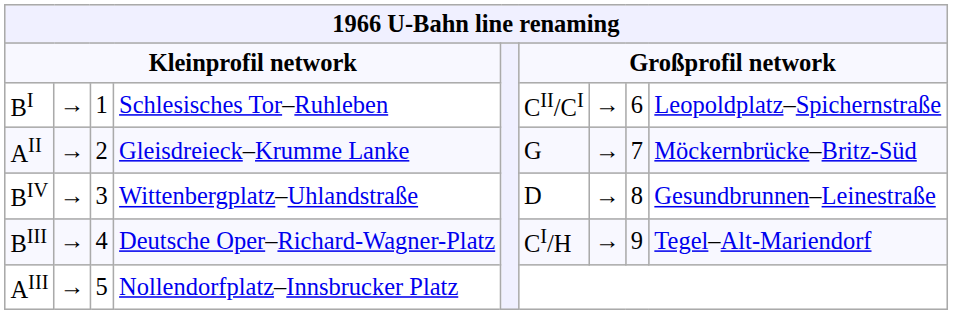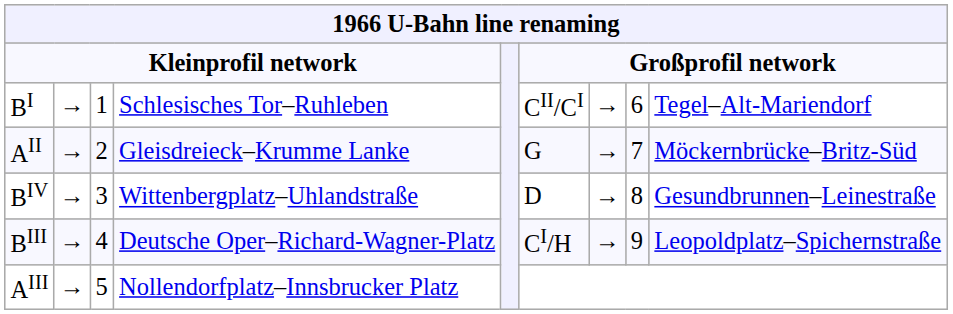(798, 104) Leopoldplatz–Spichernstraße -> (763, 104) Tegel–Alt-Mariendorf
(763, 241) Tegel–Alt-Mariendorf -> (798, 241) Leopoldplatz–Spichernstraße
